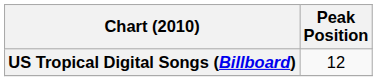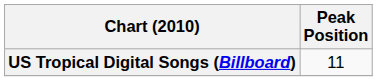(336, 62) 12 -> (336, 62) 11
